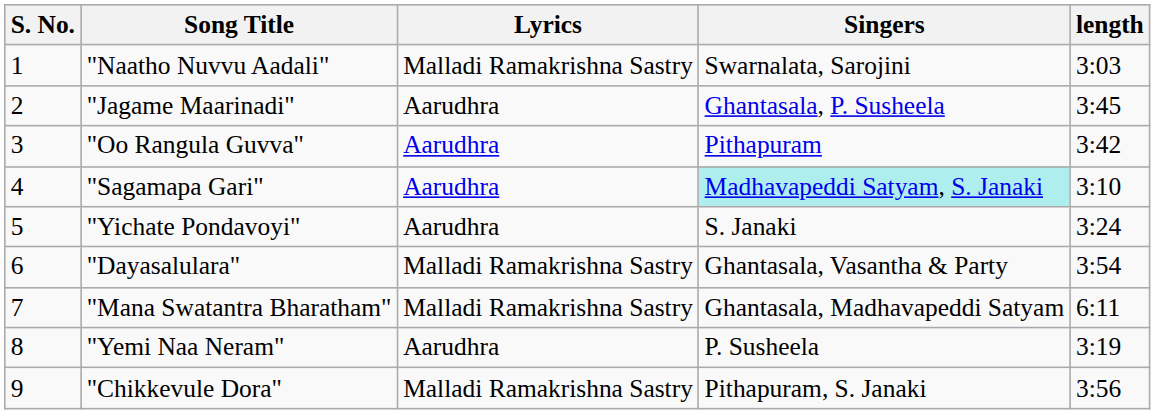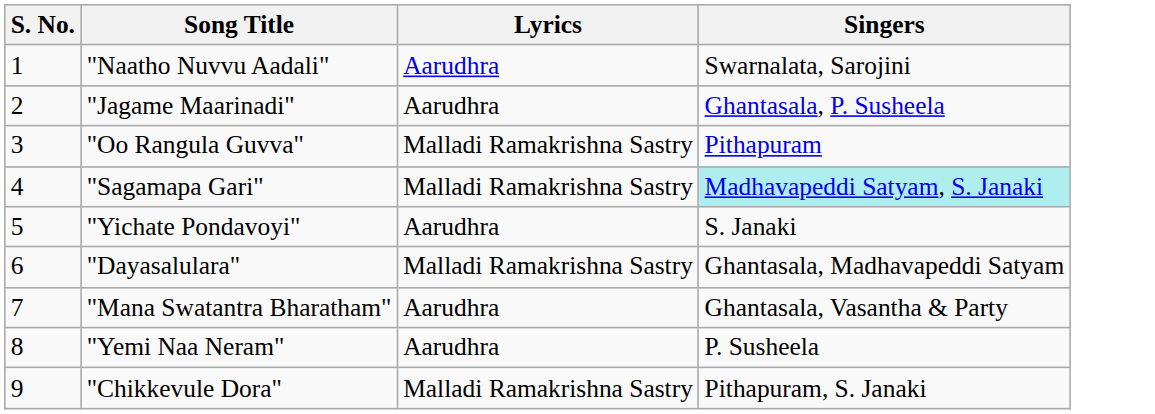- column: (1110, 24)
(548, 65) Malladi Ramakrishna Sastry -> (451, 65) Aarudhra
(451, 145) Aarudhra -> (548, 145) Malladi Ramakrishna Sastry
(451, 186) Aarudhra -> (548, 186) Malladi Ramakrishna Sastry
(856, 266) Ghantasala, Vasantha & Party -> (884, 266) Ghantasala, Madhavapeddi Satyam
(548, 307) Malladi Ramakrishna Sastry -> (451, 307) Aarudhra
(884, 307) Ghantasala, Madhavapeddi Satyam -> (856, 307) Ghantasala, Vasantha & Party
